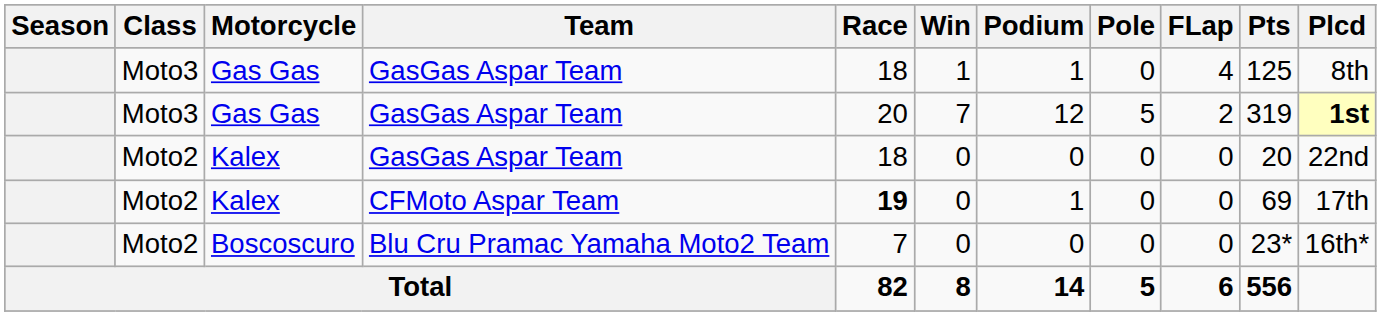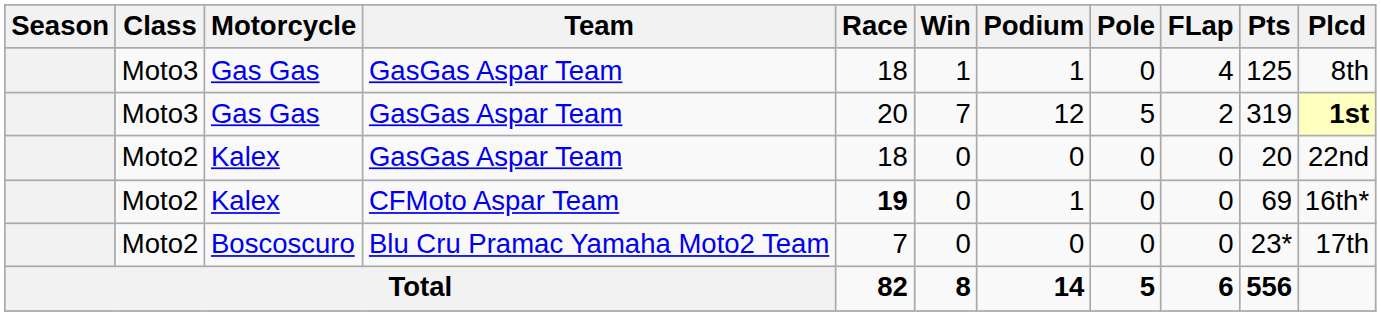(1342, 200) 17th -> (1337, 200) 16th*
(1337, 244) 16th* -> (1342, 244) 17th
